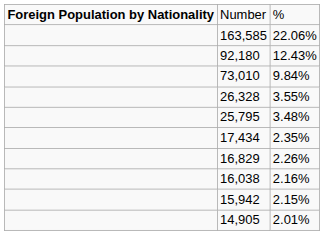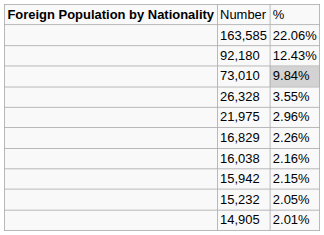(291, 76) no background -> (291, 76) lightgrey background
- row: (240, 117)
+ row: (240, 117)
- row: (240, 138)
+ row: (240, 199)
